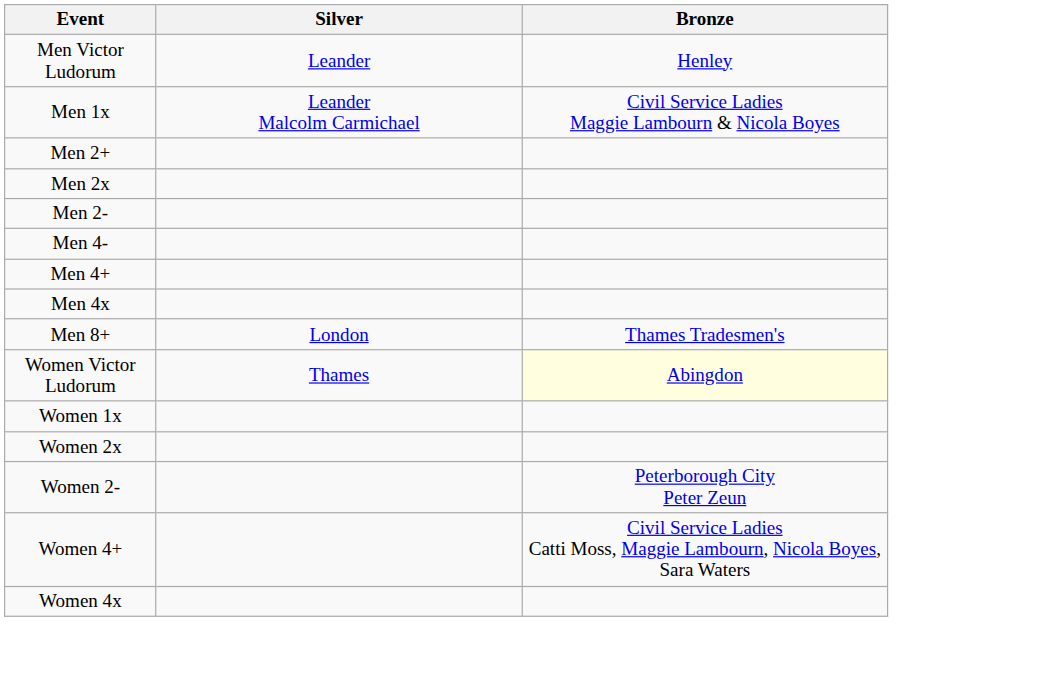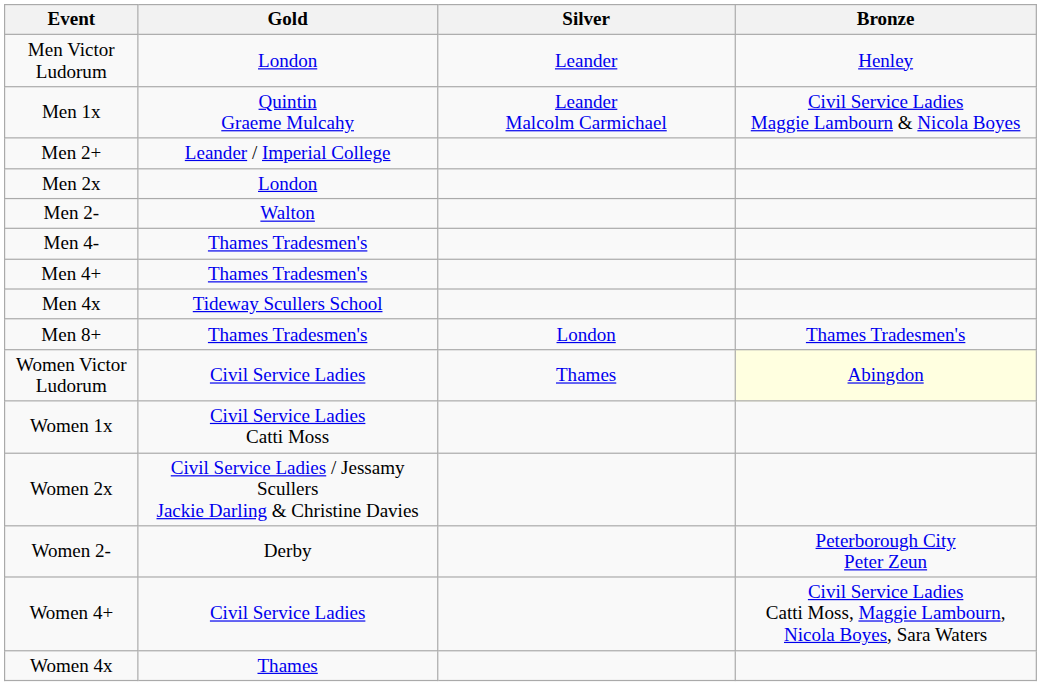+ column: (288, 19)
